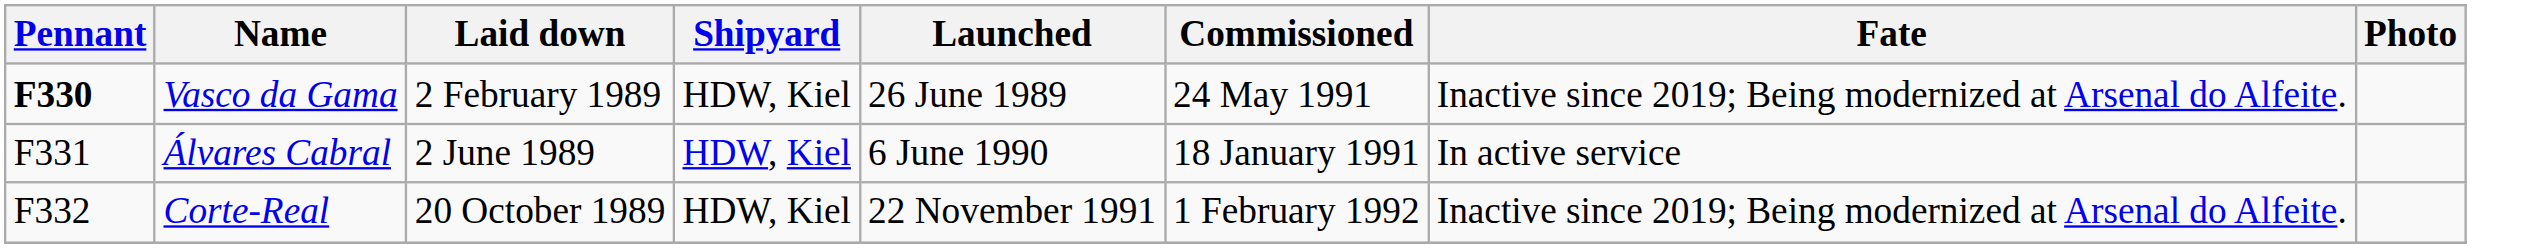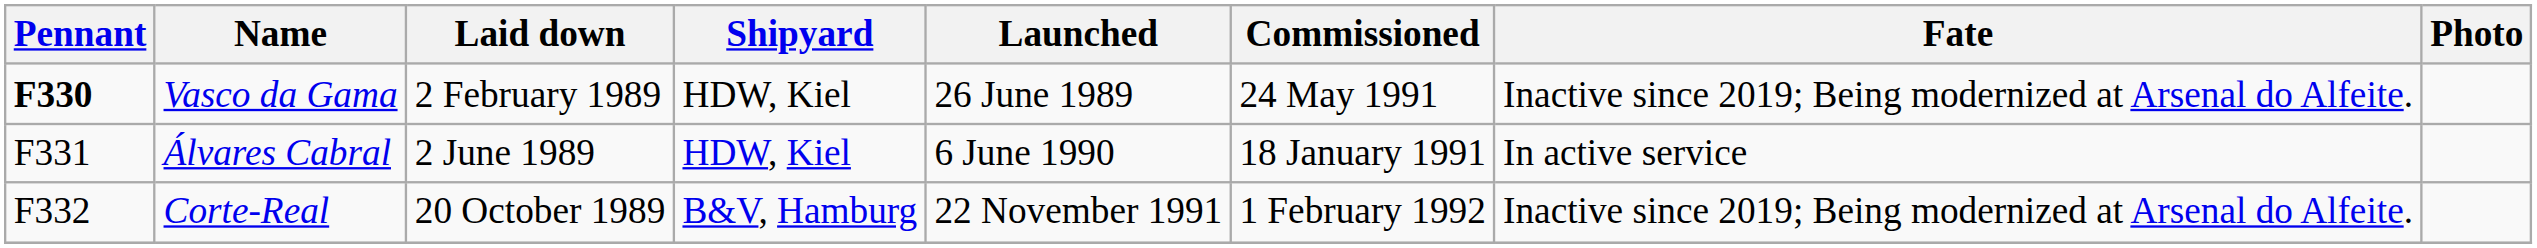(767, 211) HDW, Kiel -> (800, 211) B&V, Hamburg
